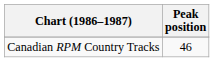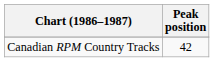(186, 47) 46 -> (186, 47) 42
